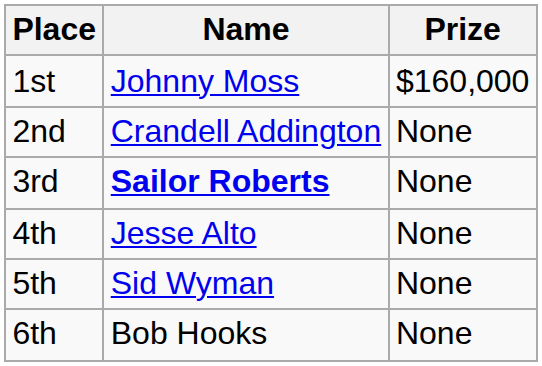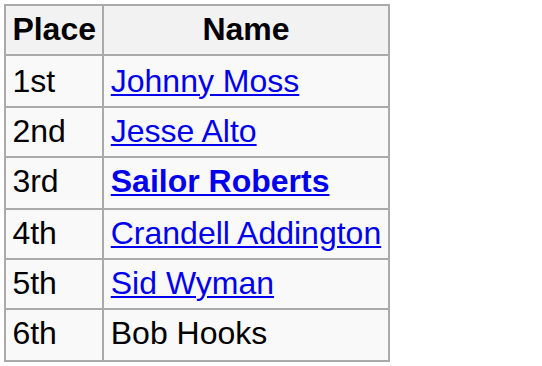- column: (463, 29)
(246, 131) Crandell Addington -> (184, 131) Jesse Alto
(184, 232) Jesse Alto -> (246, 232) Crandell Addington
